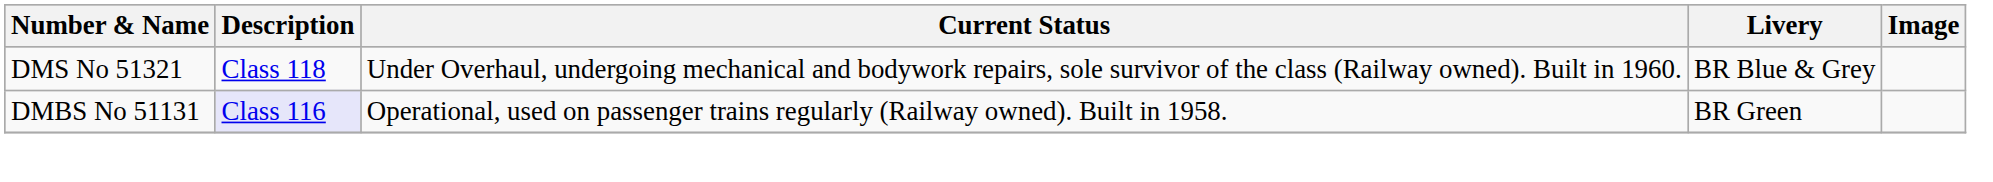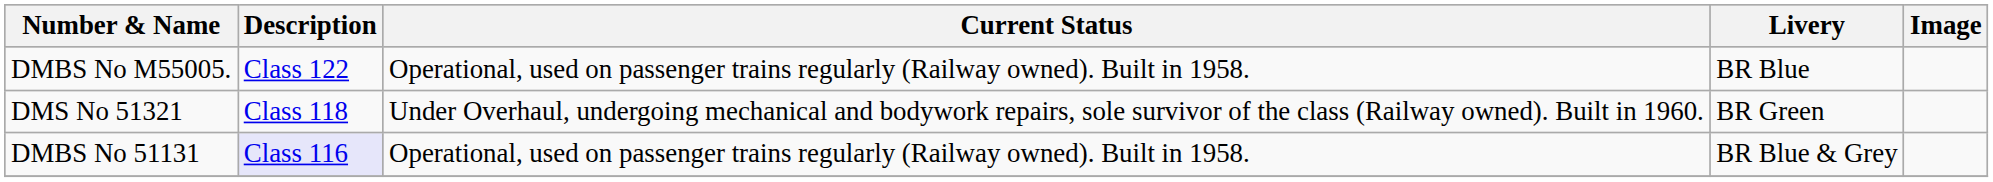+ row: (121, 68)
(1785, 68) BR Blue & Grey -> (1770, 111) BR Green
(1748, 111) BR Green -> (1807, 153) BR Blue & Grey
